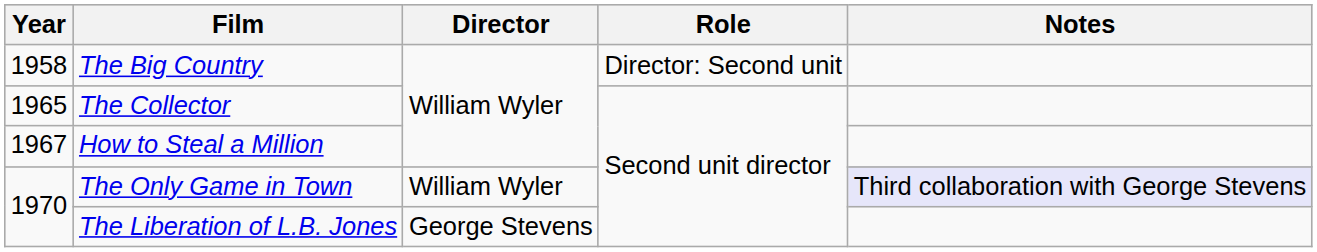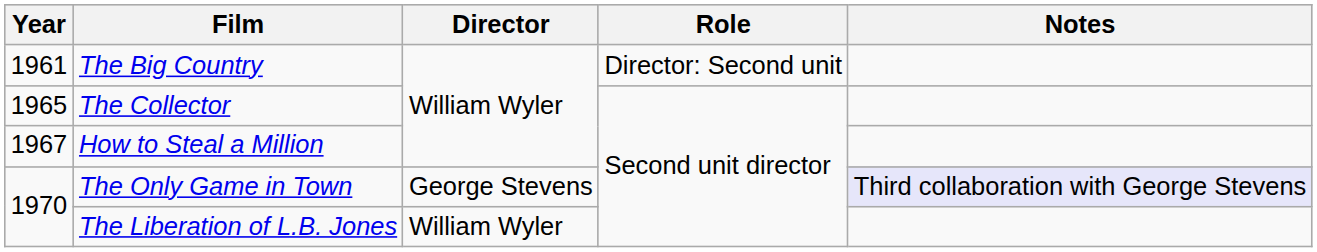(39, 65) 1958 -> (39, 65) 1961
(486, 186) William Wyler -> (501, 186) George Stevens
(501, 226) George Stevens -> (486, 226) William Wyler
